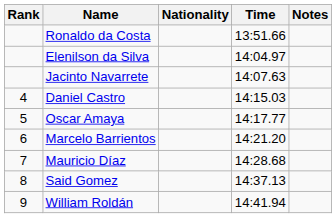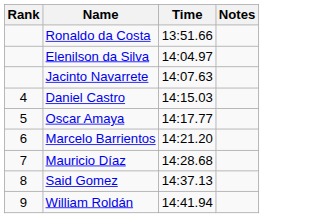- column: (195, 14)
